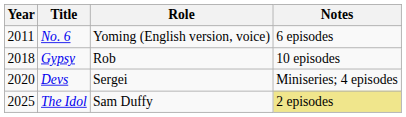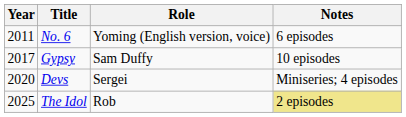(21, 58) 2018 -> (21, 58) 2017
(104, 58) Rob -> (123, 58) Sam Duffy
(123, 101) Sam Duffy -> (104, 101) Rob
